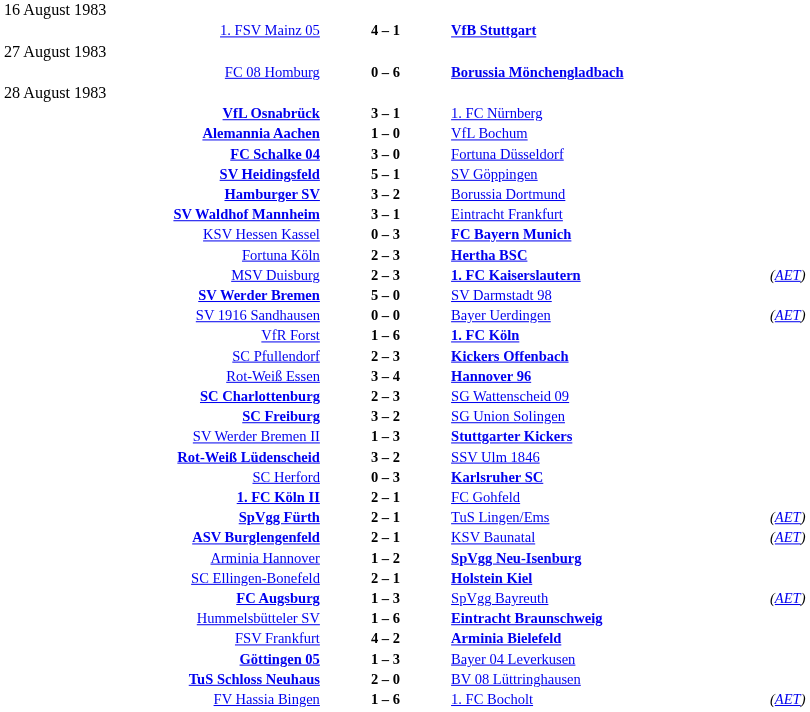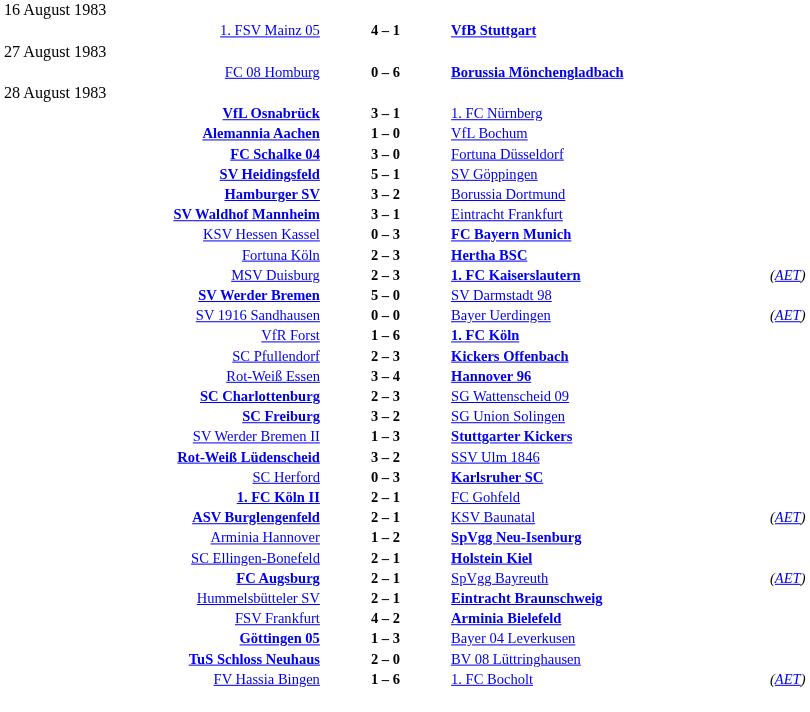- row: (279, 517)
(385, 598) 1 – 3 -> (385, 578) 2 – 1
(385, 618) 1 – 6 -> (385, 598) 2 – 1
